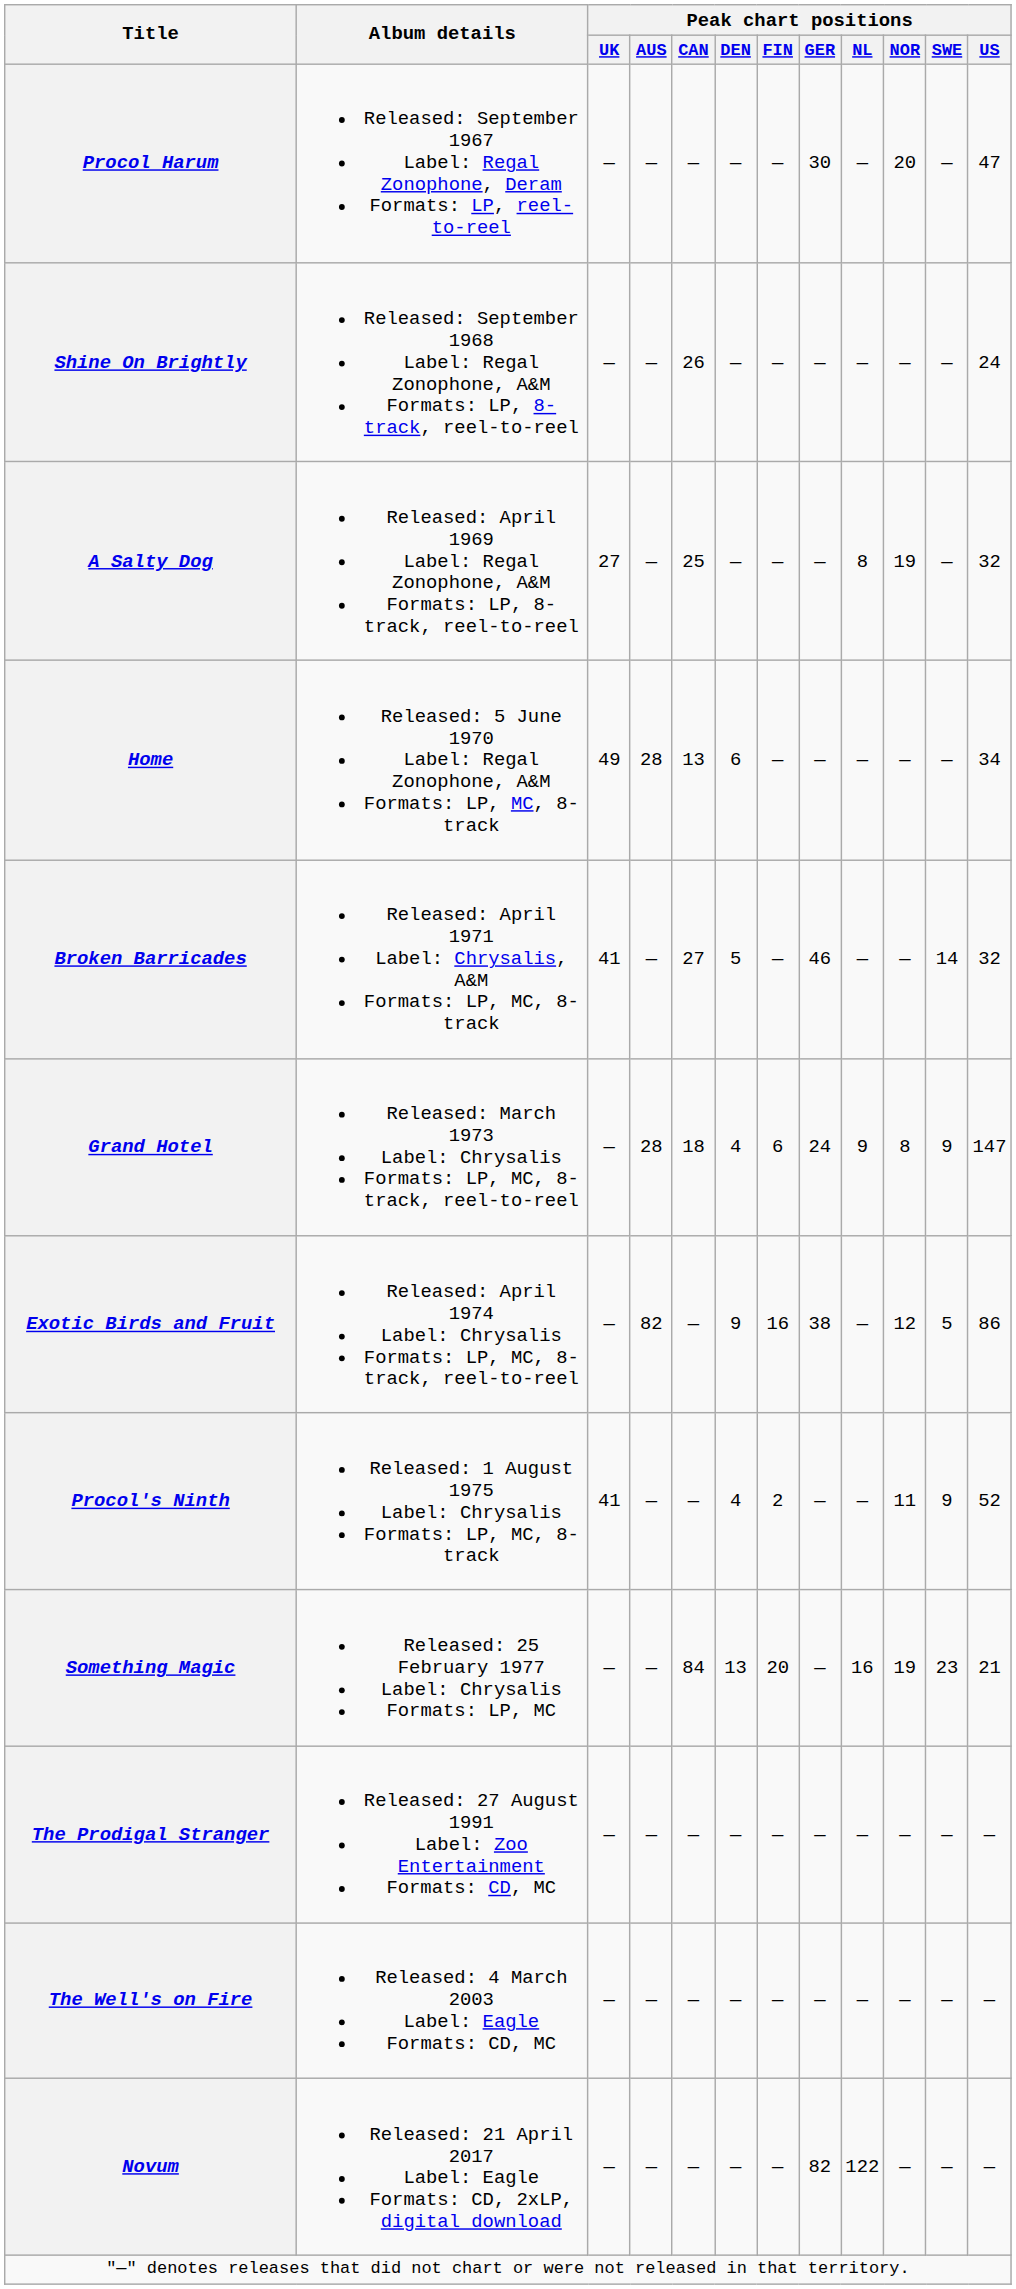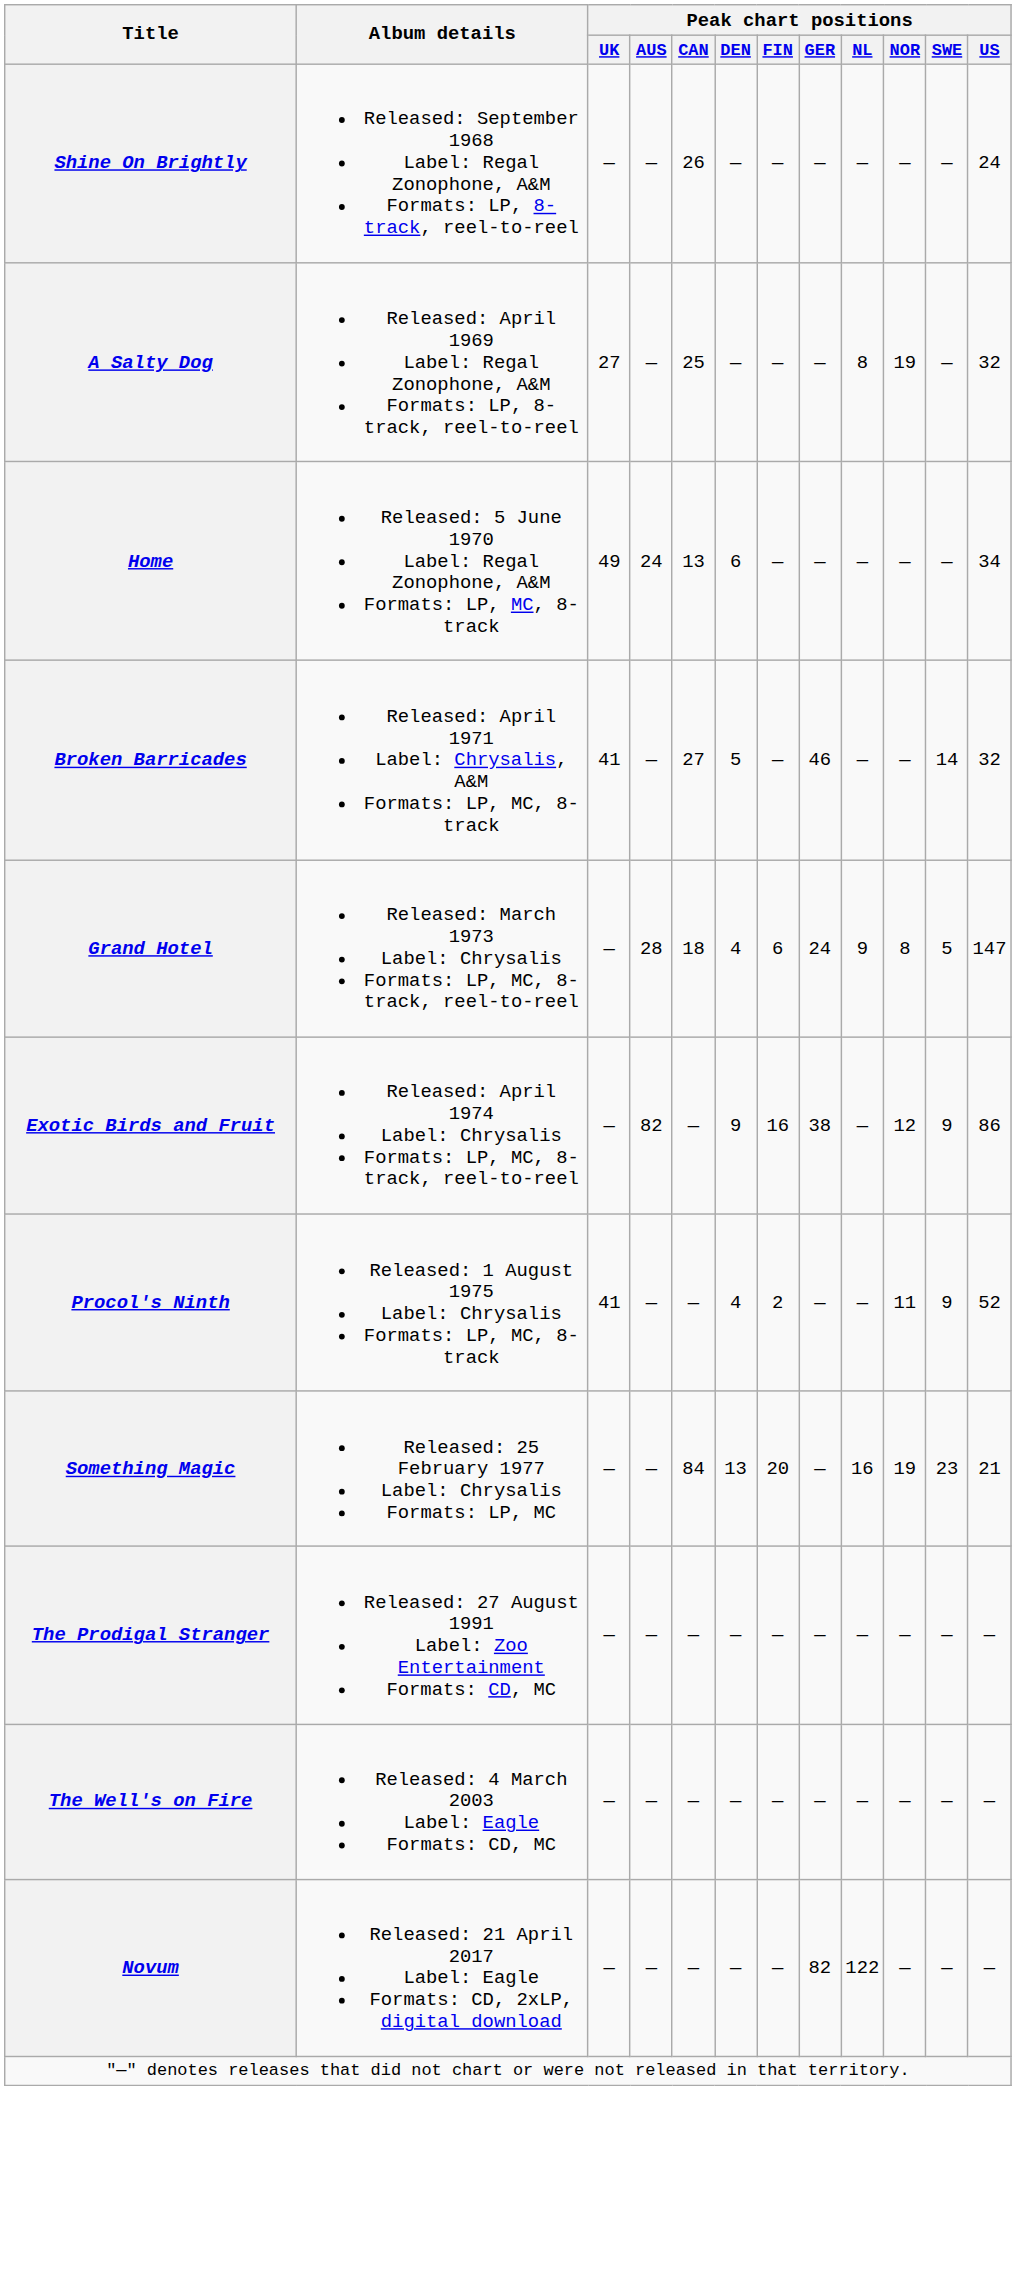- row: (151, 163)
(651, 760) 28 -> (651, 561) 24
(947, 1147) 9 -> (947, 948) 5
(947, 1324) 5 -> (947, 1125) 9
